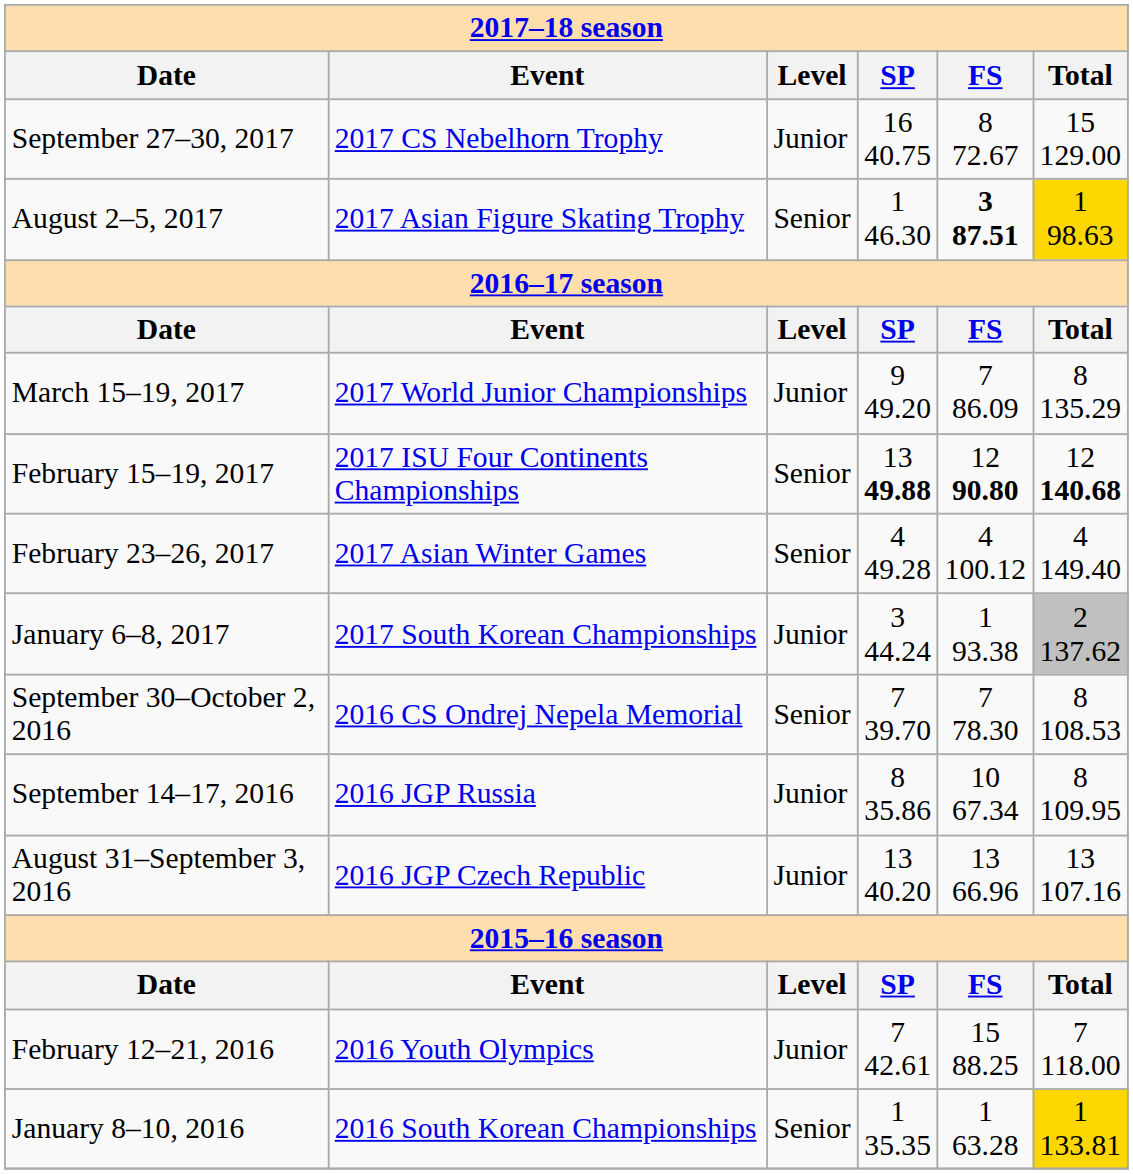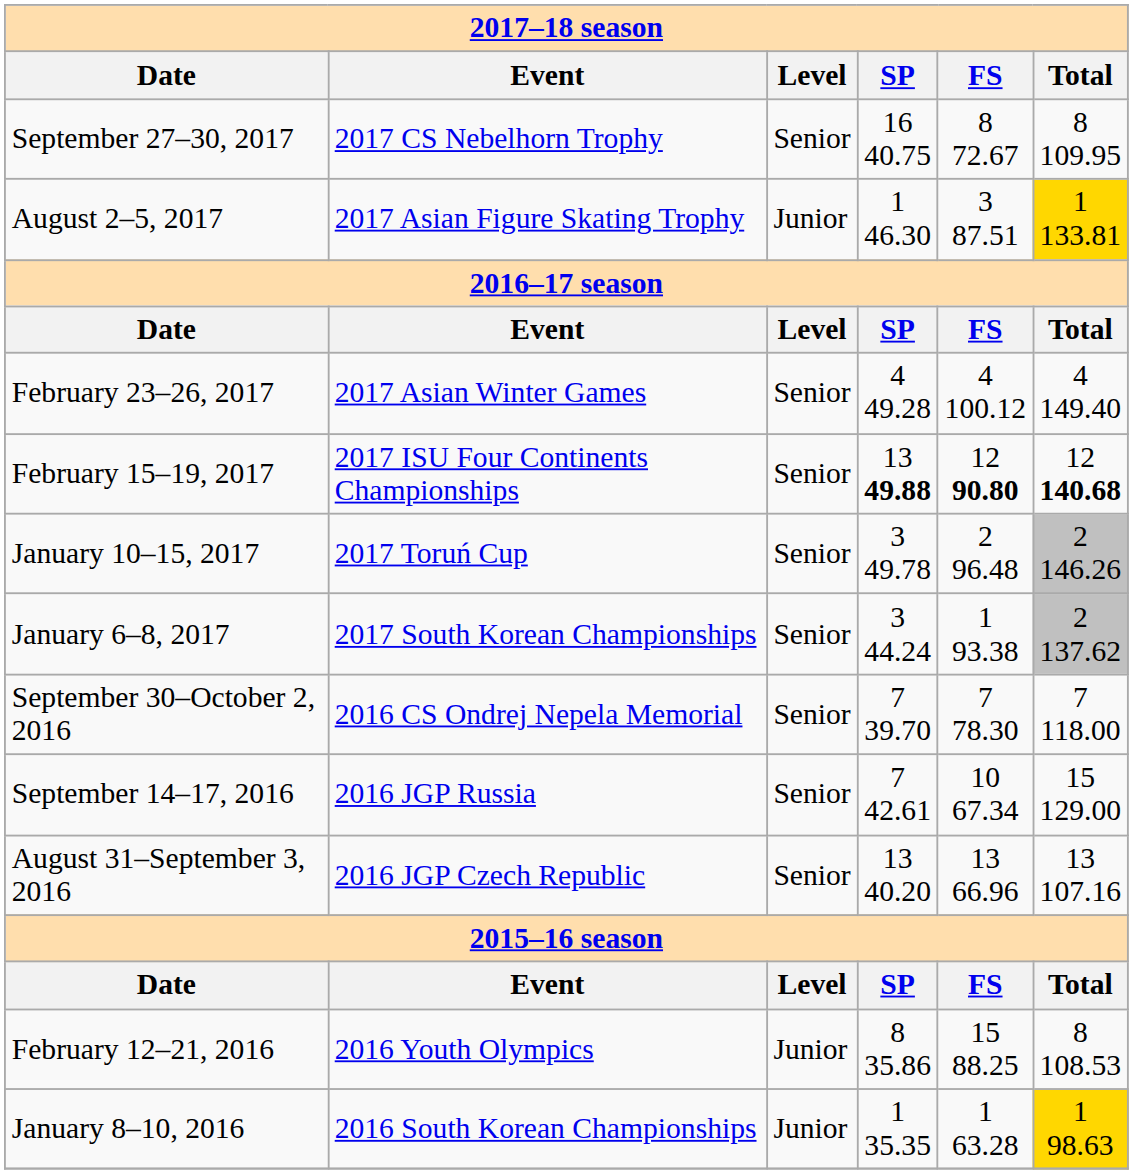(810, 138) Junior -> (812, 138) Senior
(1080, 138) 15 129.00 -> (1080, 138) 8 109.95
(812, 218) Senior -> (810, 218) Junior
(985, 218) bold -> (985, 218) normal
(1080, 218) 1 98.63 -> (1080, 218) 1 133.81
- row: (128, 392)
rows swapped: (143, 553) <-> (143, 473)
+ row: (135, 553)
(810, 633) Junior -> (812, 633) Senior
(1080, 713) 8 108.53 -> (1080, 713) 7 118.00
(810, 794) Junior -> (812, 794) Senior
(898, 794) 8 35.86 -> (898, 794) 7 42.61
(1080, 794) 8 109.95 -> (1080, 794) 15 129.00
(810, 874) Junior -> (812, 874) Senior
(898, 1048) 7 42.61 -> (898, 1048) 8 35.86
(1080, 1048) 7 118.00 -> (1080, 1048) 8 108.53
(812, 1128) Senior -> (810, 1128) Junior
(1080, 1128) 1 133.81 -> (1080, 1128) 1 98.63
